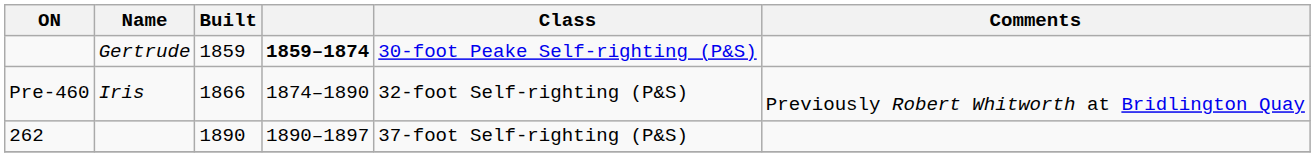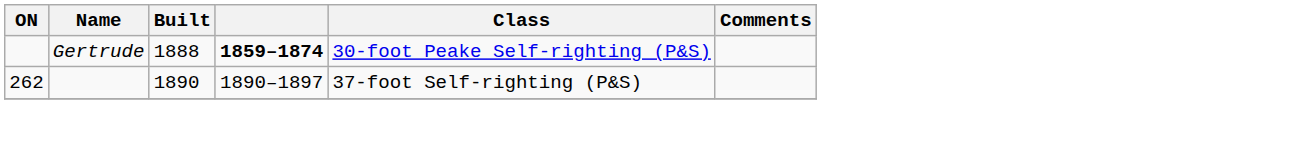(222, 51) 1859 -> (177, 51) 1888
- row: (49, 94)
